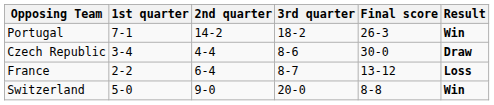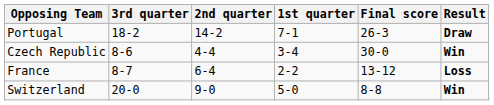columns swapped: (150, 14) <-> (316, 14)
(454, 33) Win -> (458, 33) Draw
(458, 52) Draw -> (454, 52) Win
